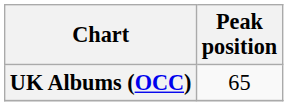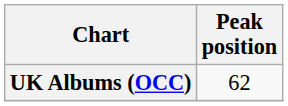(239, 82) 65 -> (239, 82) 62
